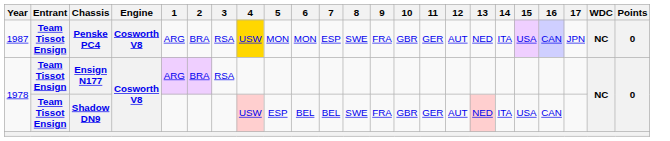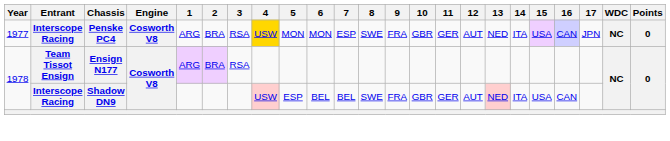(18, 39) 1987 -> (18, 33) 1977
(50, 39) Team Tissot Ensign -> (58, 33) Interscope Racing
(50, 113) Team Tissot Ensign -> (58, 97) Interscope Racing
